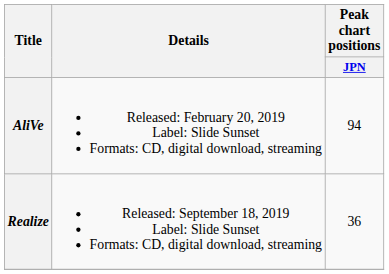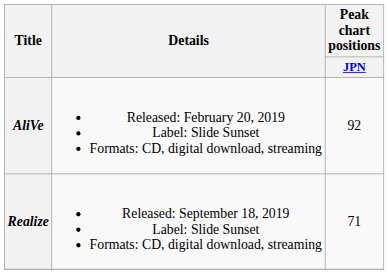(354, 125) 94 -> (354, 125) 92
(354, 221) 36 -> (354, 221) 71
